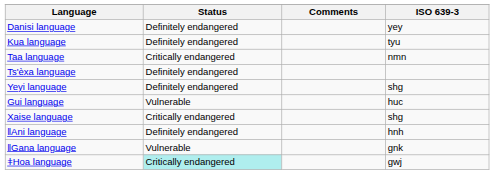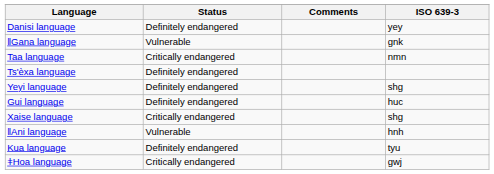rows swapped: (36, 42) <-> (42, 147)
(168, 102) Vulnerable -> (192, 102) Definitely endangered
(192, 132) Definitely endangered -> (168, 132) Vulnerable
(190, 162) paleturquoise background -> (190, 162) no background
